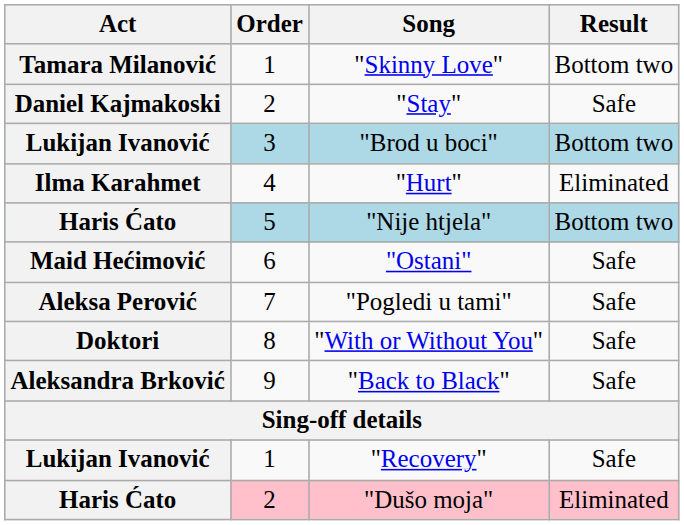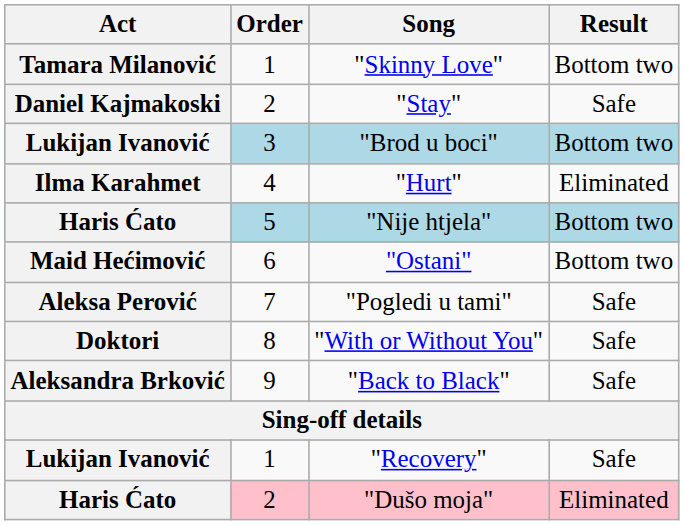(614, 261) Safe -> (614, 261) Bottom two
